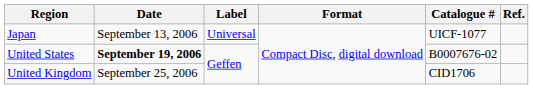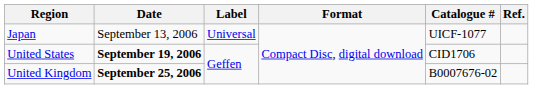(463, 53) B0007676-02 -> (452, 53) CID1706
(147, 73) normal -> (149, 73) bold
(452, 73) CID1706 -> (463, 73) B0007676-02
